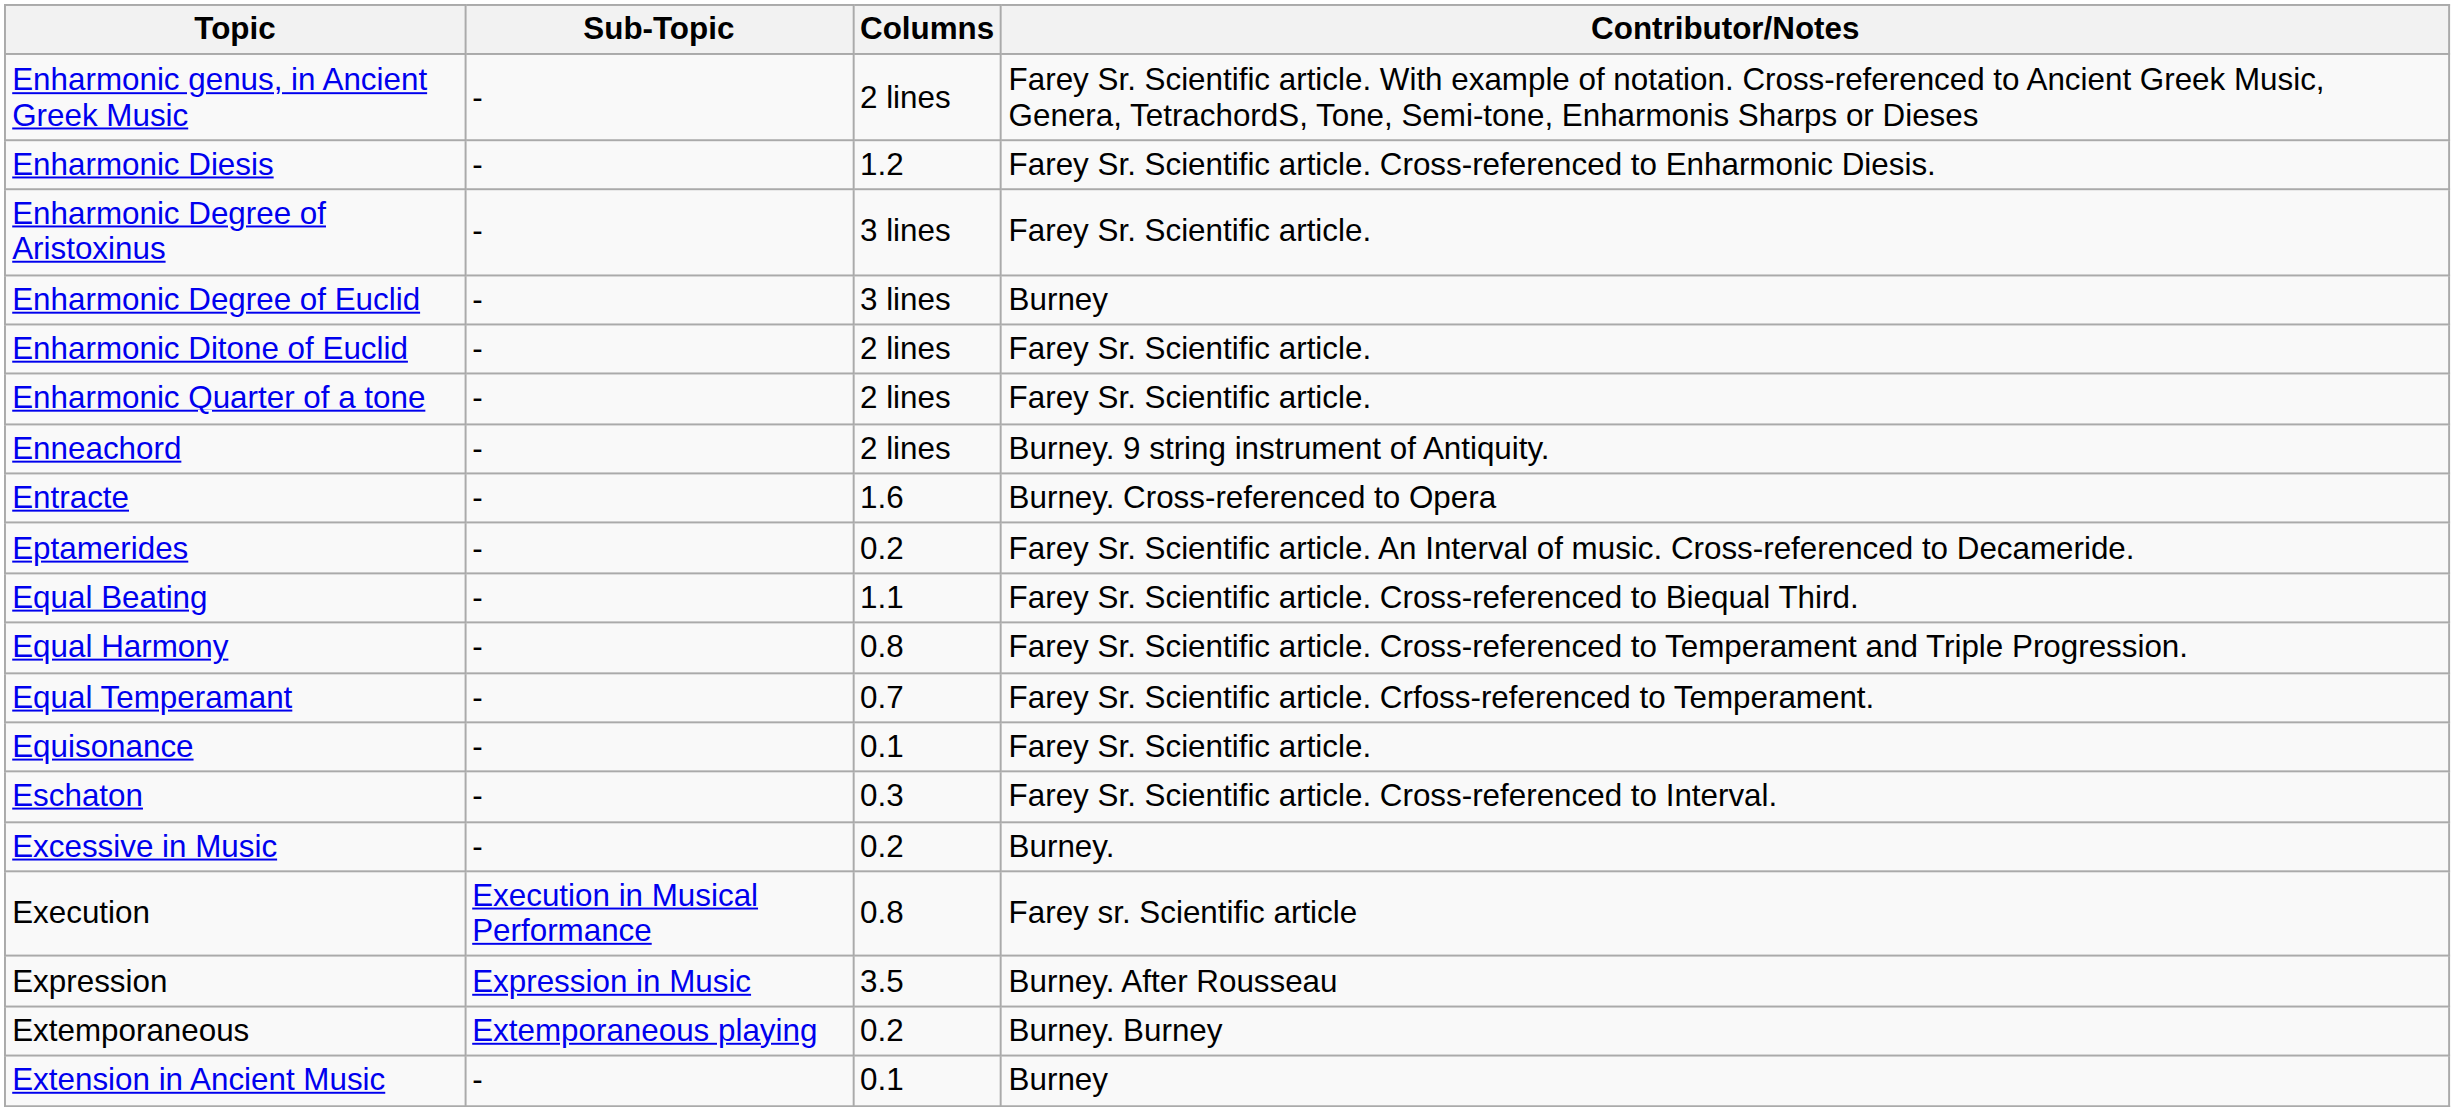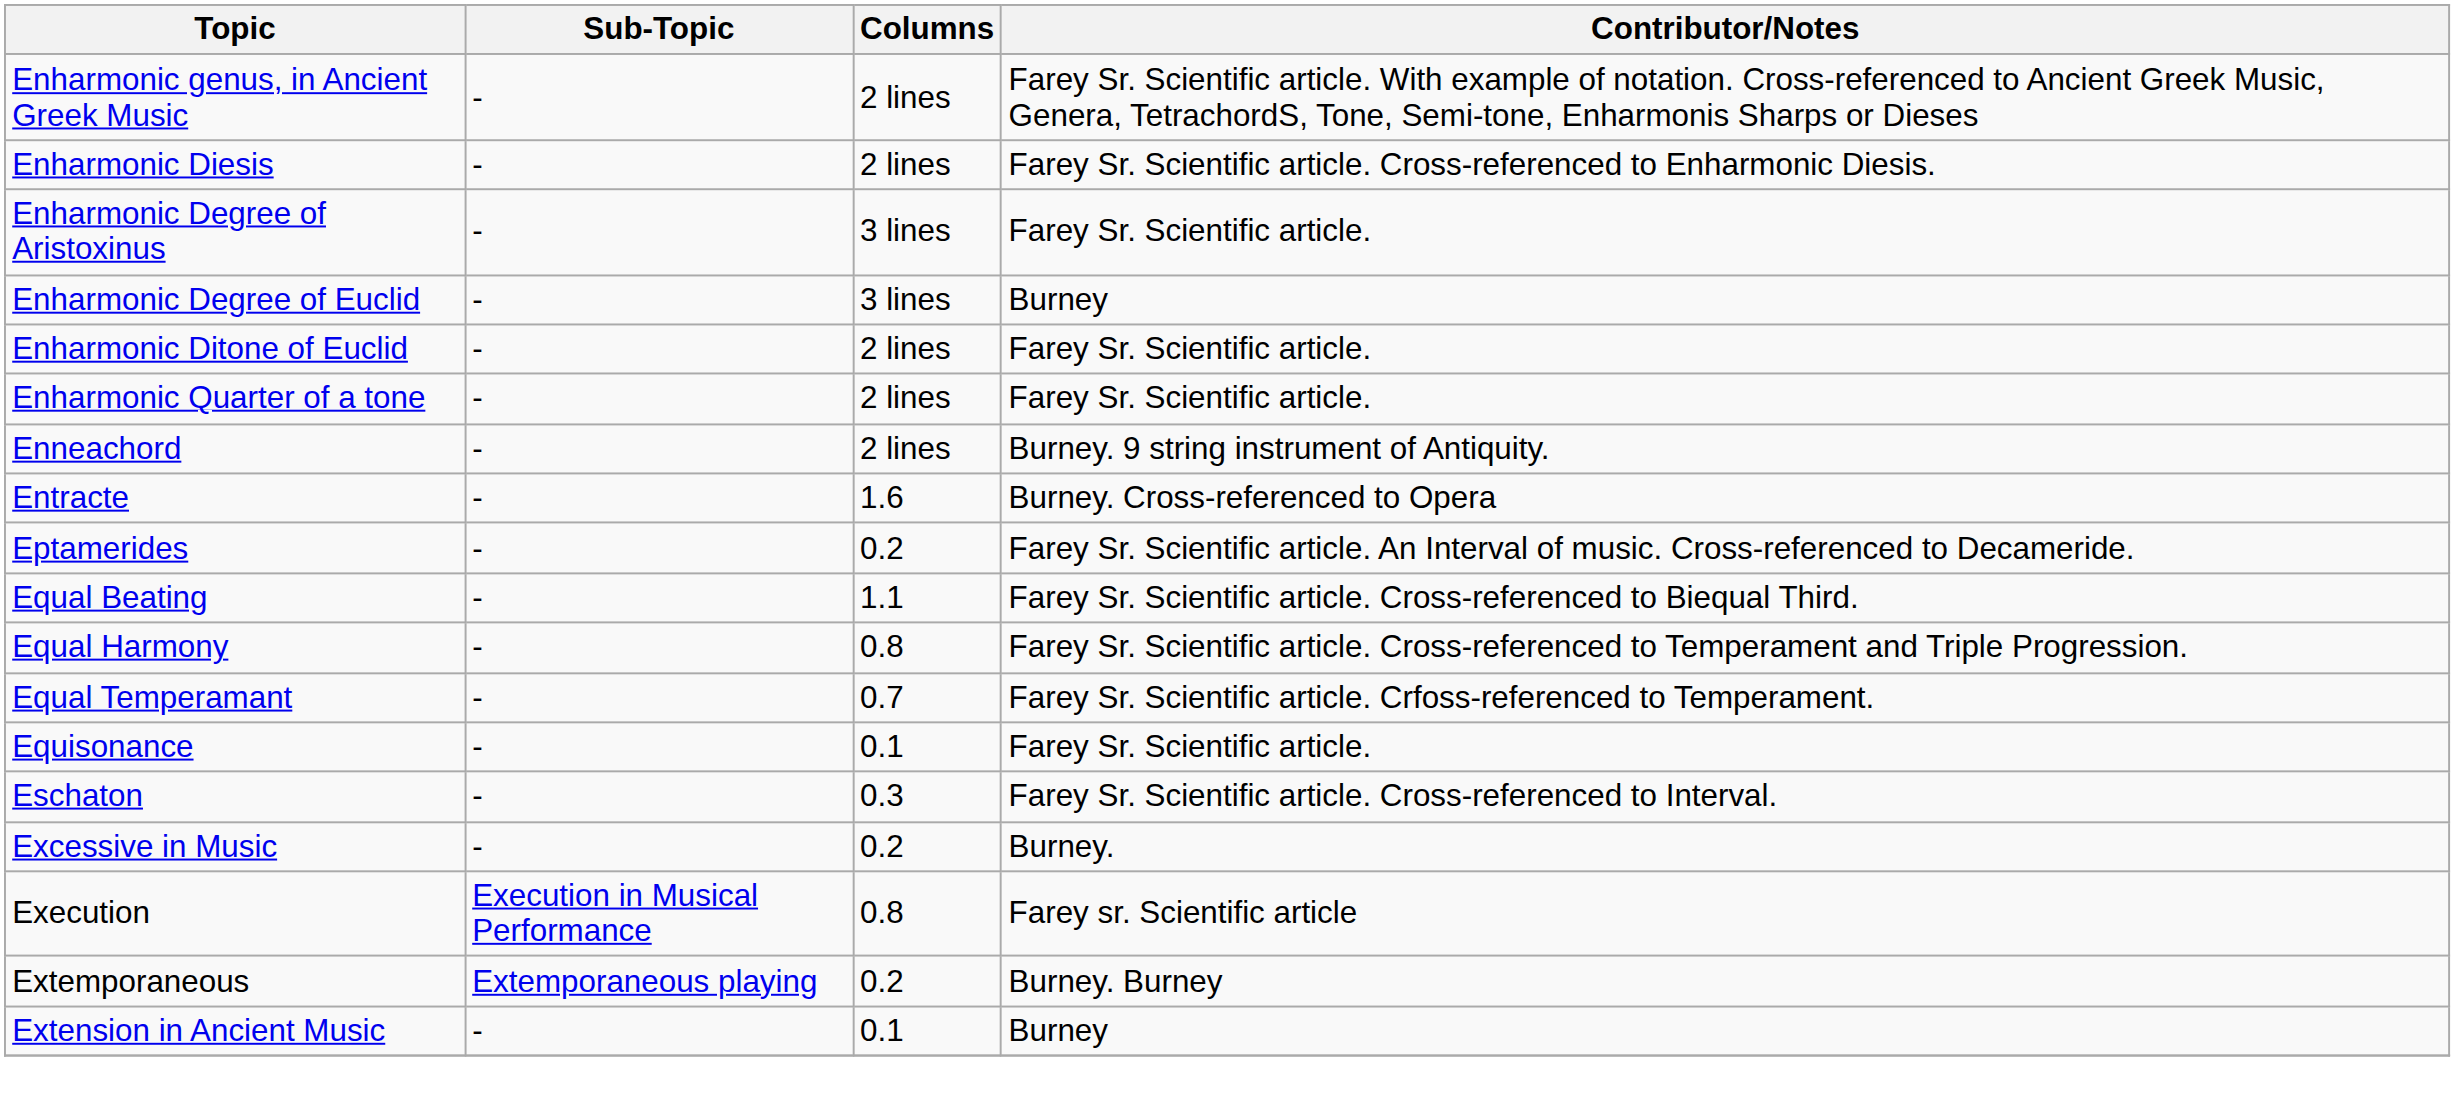(882, 164) 1.2 -> (905, 164) 2 lines
- row: (90, 980)
